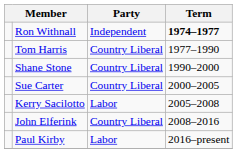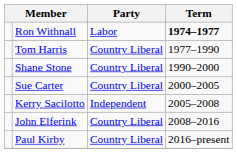(118, 31) Independent -> (104, 31) Labor
(104, 103) Labor -> (118, 103) Independent
(104, 139) Labor -> (126, 139) Country Liberal
